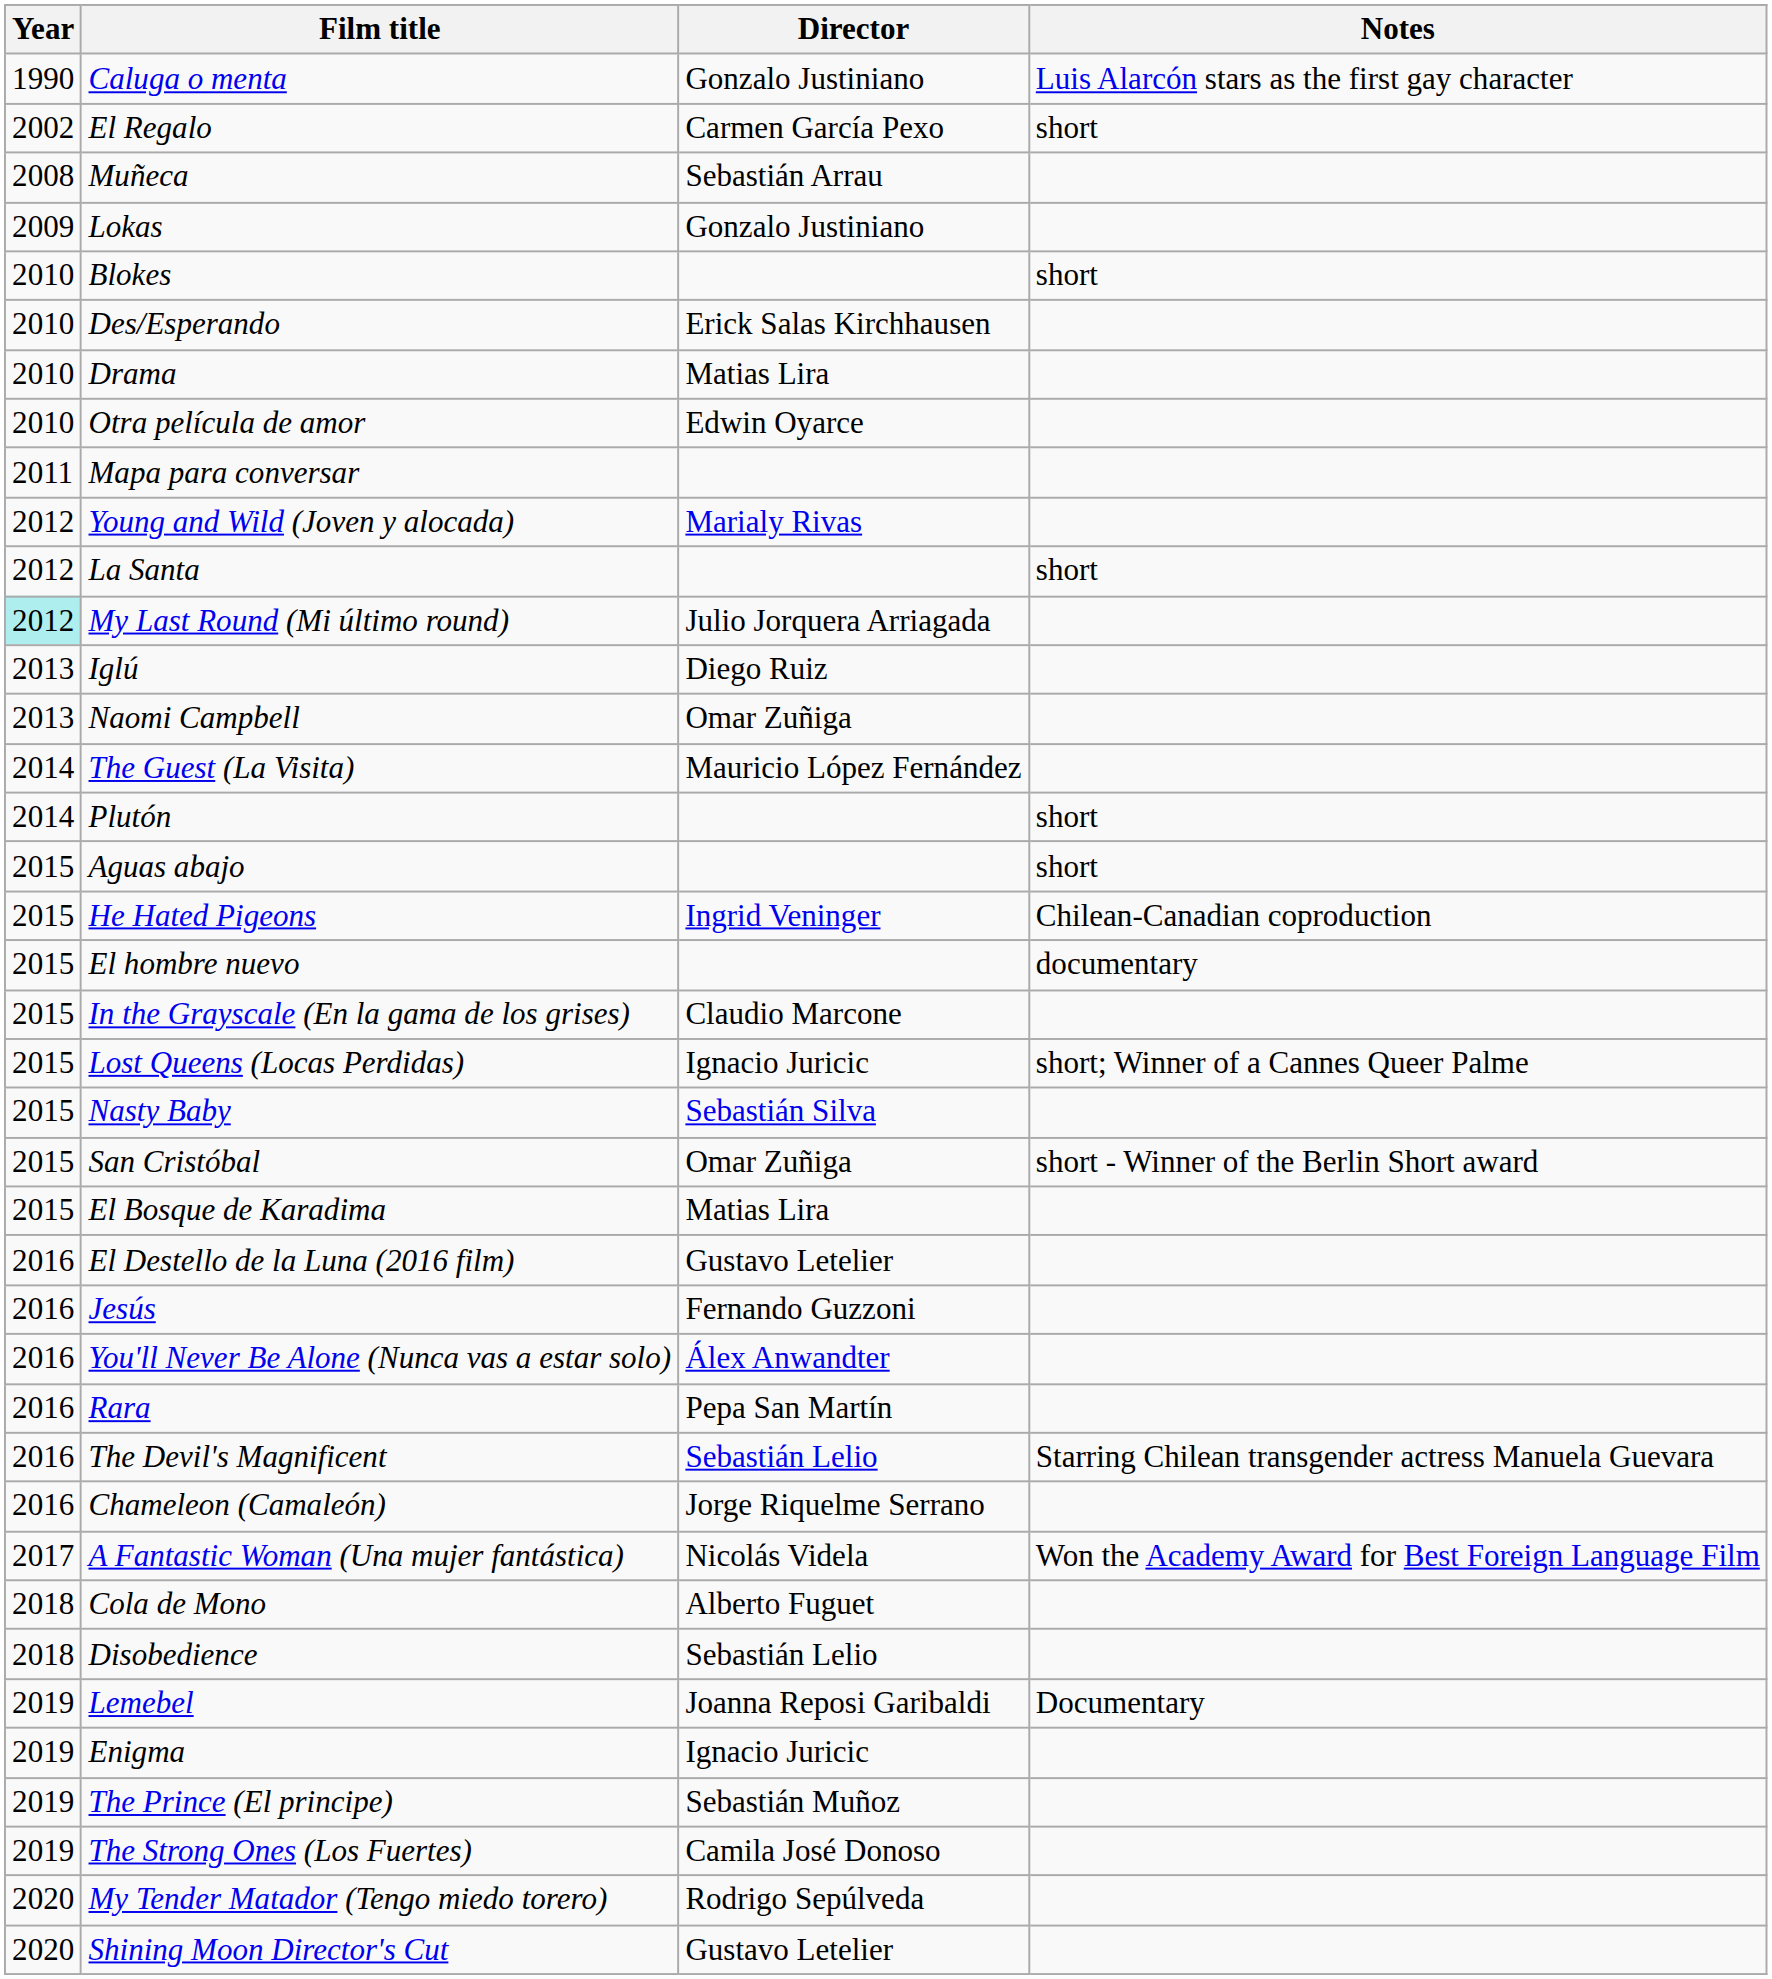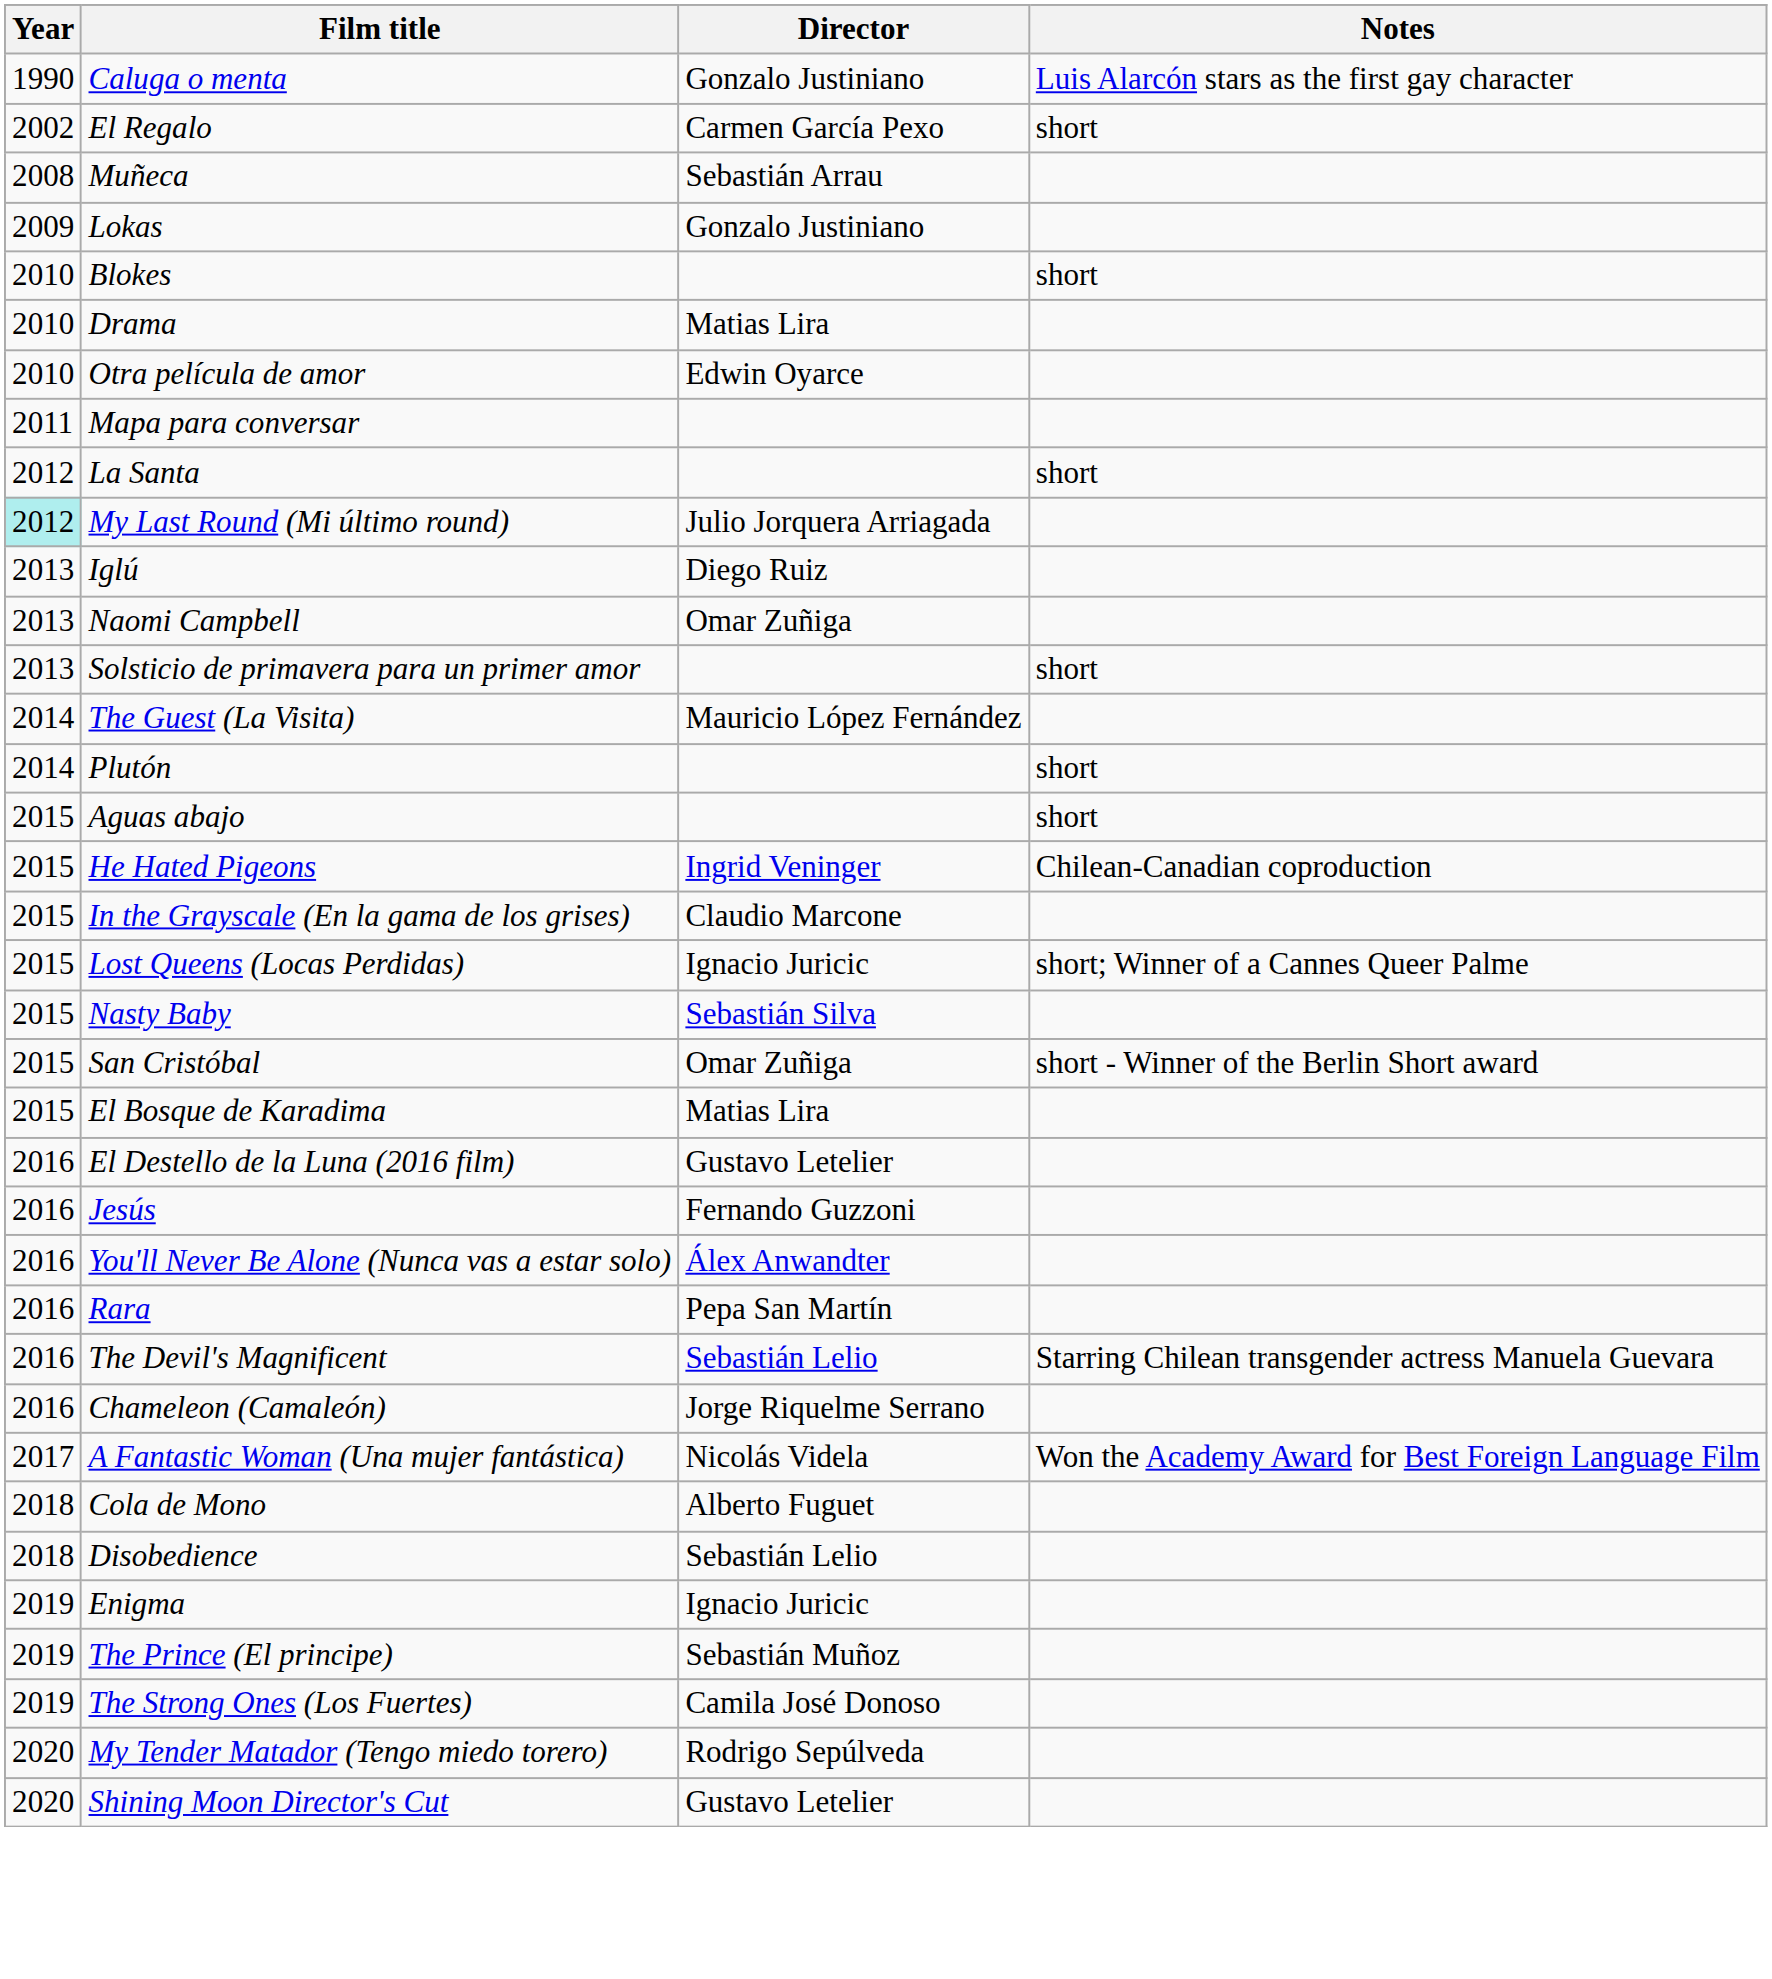- row: (184, 324)
- row: (301, 521)
+ row: (364, 669)
- row: (194, 964)
- row: (141, 1702)
